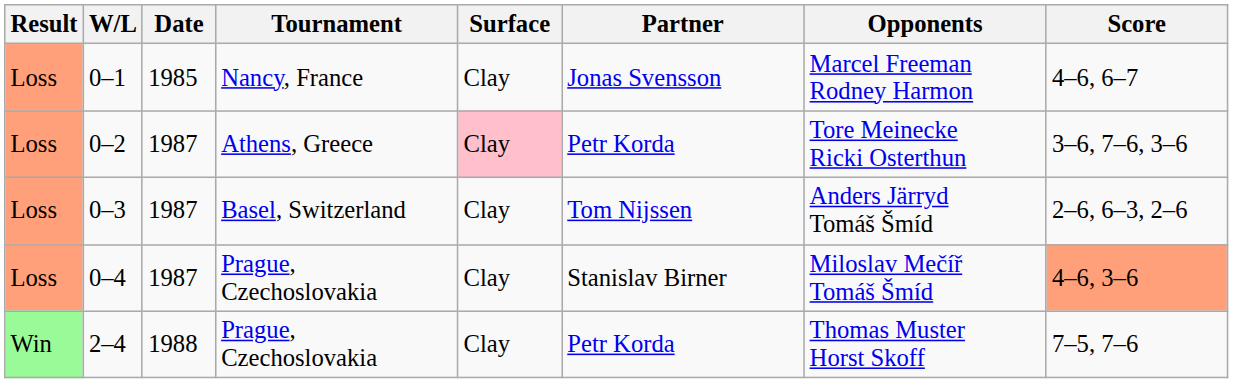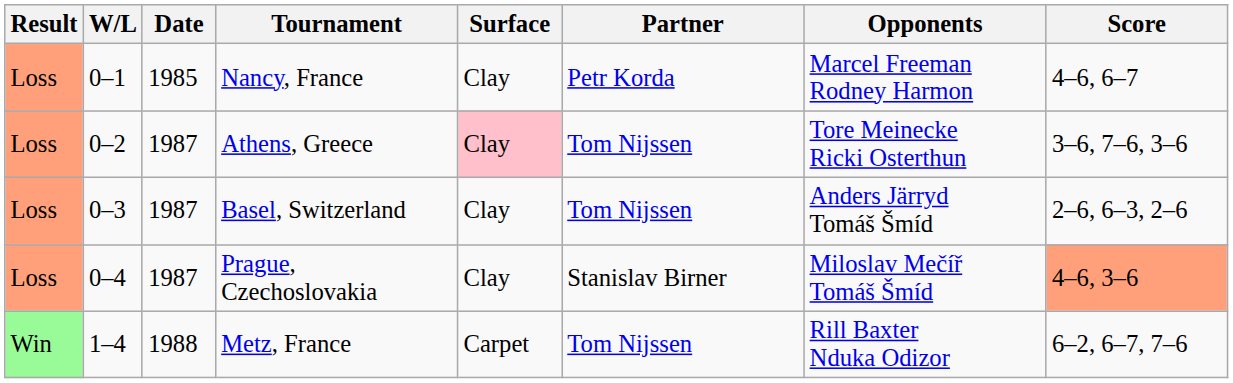(644, 76) Jonas Svensson -> (621, 76) Petr Korda
(621, 143) Petr Korda -> (630, 143) Tom Nijssen
+ row: (107, 344)
- row: (107, 344)
